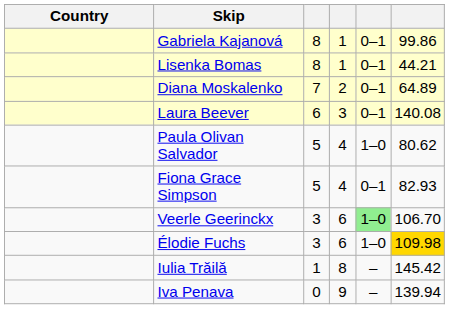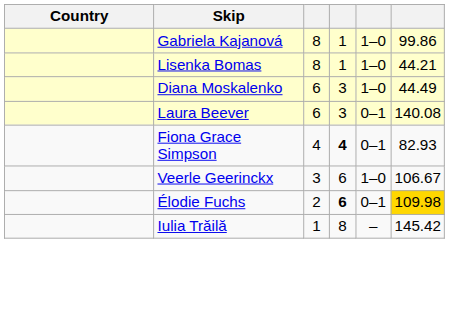(373, 40) 0–1 -> (373, 40) 1–0
(373, 64) 0–1 -> (373, 64) 1–0
(316, 88) 7 -> (316, 88) 6
(342, 88) 2 -> (342, 88) 3
(373, 88) 0–1 -> (373, 88) 1–0
(418, 88) 64.89 -> (418, 88) 44.49
- row: (201, 145)
(316, 186) 5 -> (316, 145) 4
(342, 186) normal -> (342, 145) bold
(373, 219) lightgreen background -> (373, 178) no background
(418, 219) 106.70 -> (418, 178) 106.67
(316, 243) 3 -> (316, 202) 2
(342, 243) normal -> (342, 202) bold
(373, 243) 1–0 -> (373, 202) 0–1
- row: (196, 291)
